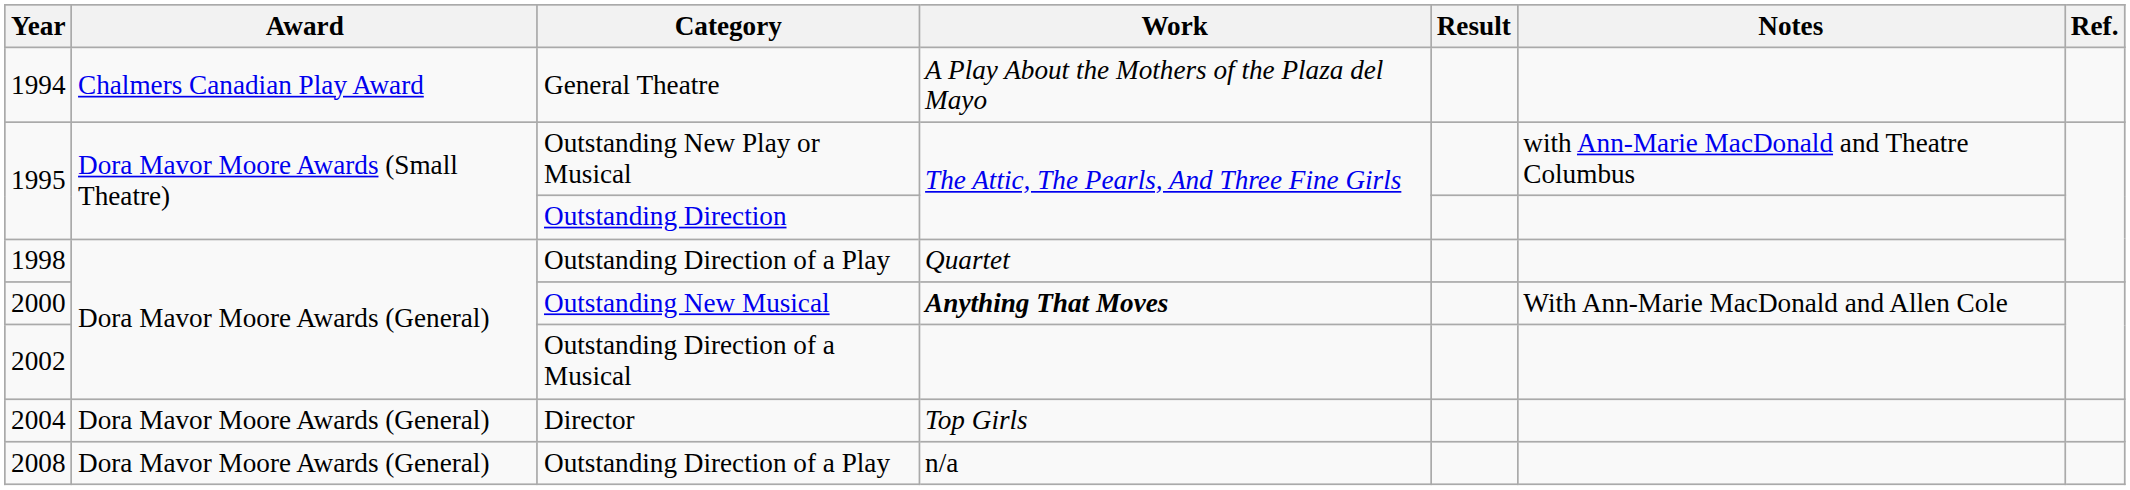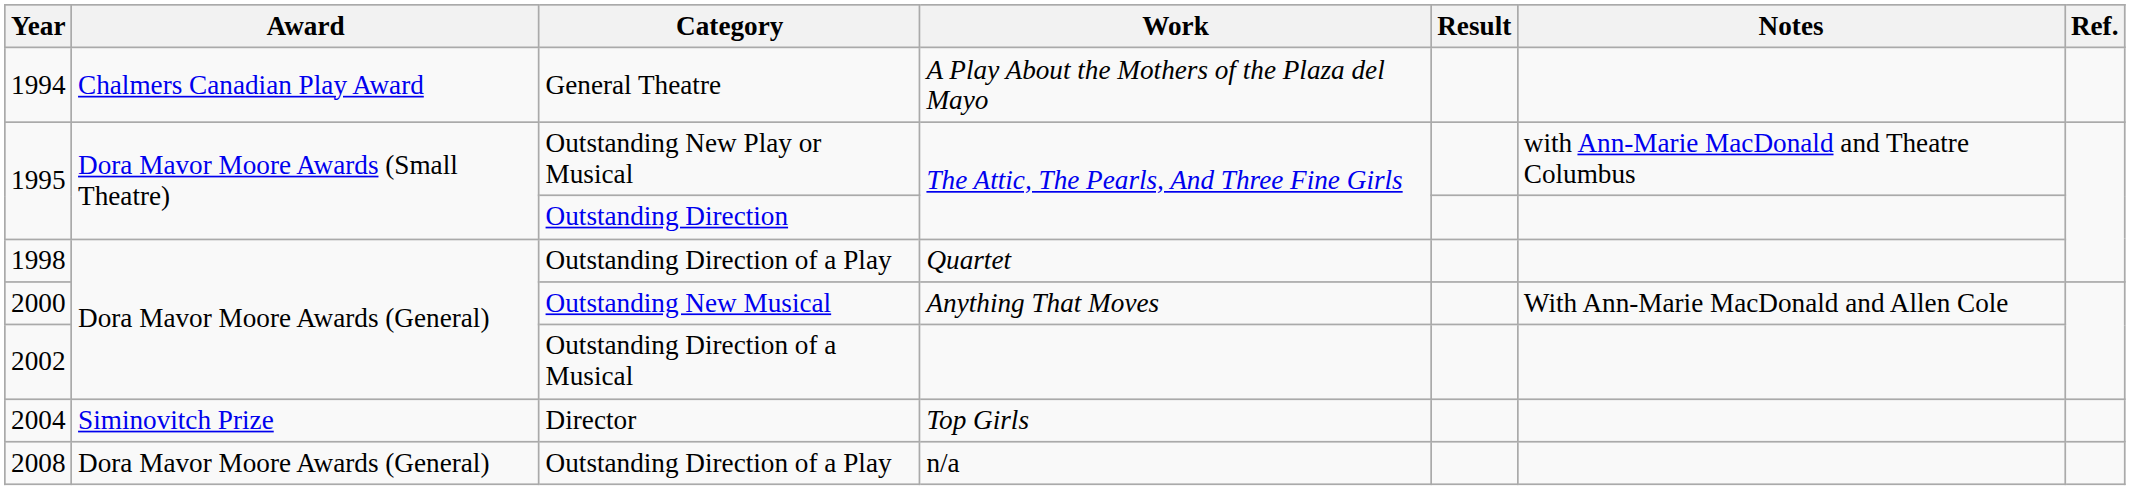(1047, 302) bold -> (1043, 302) normal
(284, 419) Dora Mavor Moore Awards (General) -> (176, 419) Siminovitch Prize
